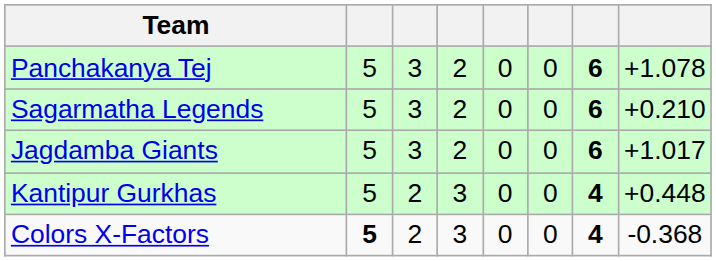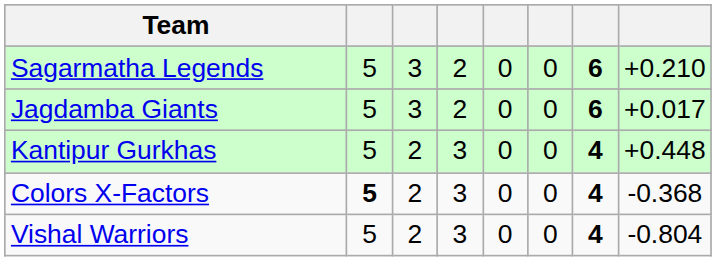- row: (111, 67)
(665, 151) +1.017 -> (665, 109) +0.017
+ row: (100, 234)
